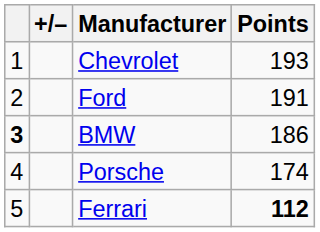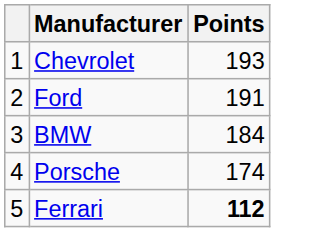- column: (51, 23)
(17, 135) bold -> (17, 135) normal
(289, 135) 186 -> (245, 135) 184
